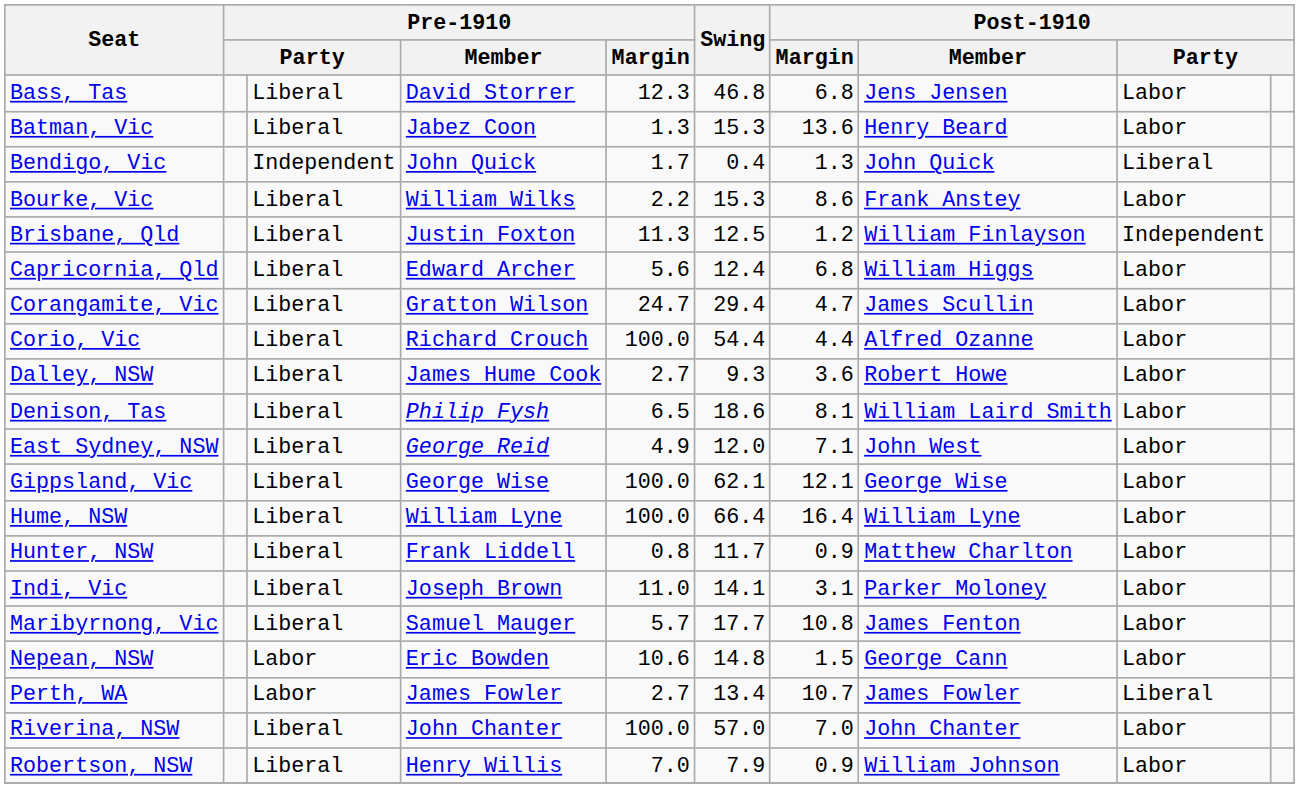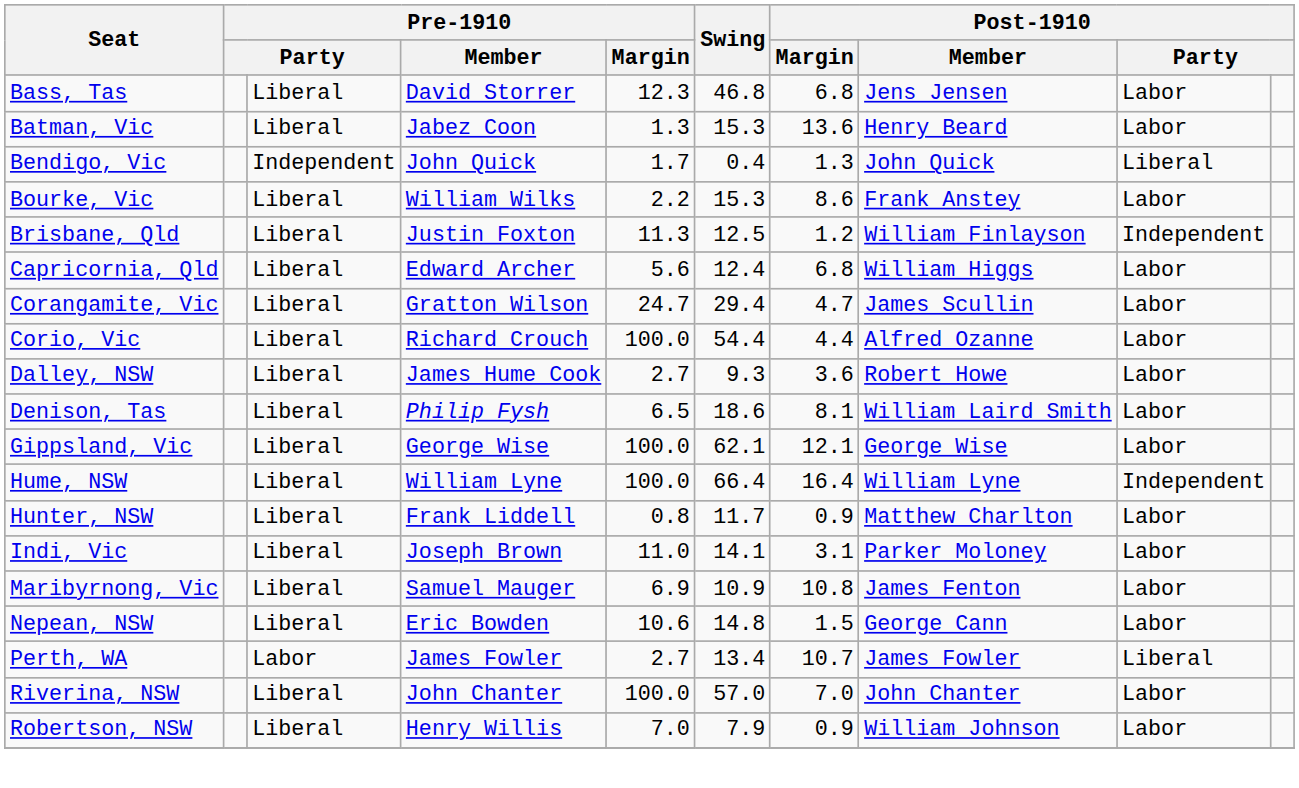- row: (114, 447)
(1155, 518) Labor -> (1194, 483) Independent
(670, 624) 5.7 -> (670, 589) 6.9
(739, 624) 17.7 -> (739, 589) 10.9
(285, 659) Labor -> (298, 624) Liberal
